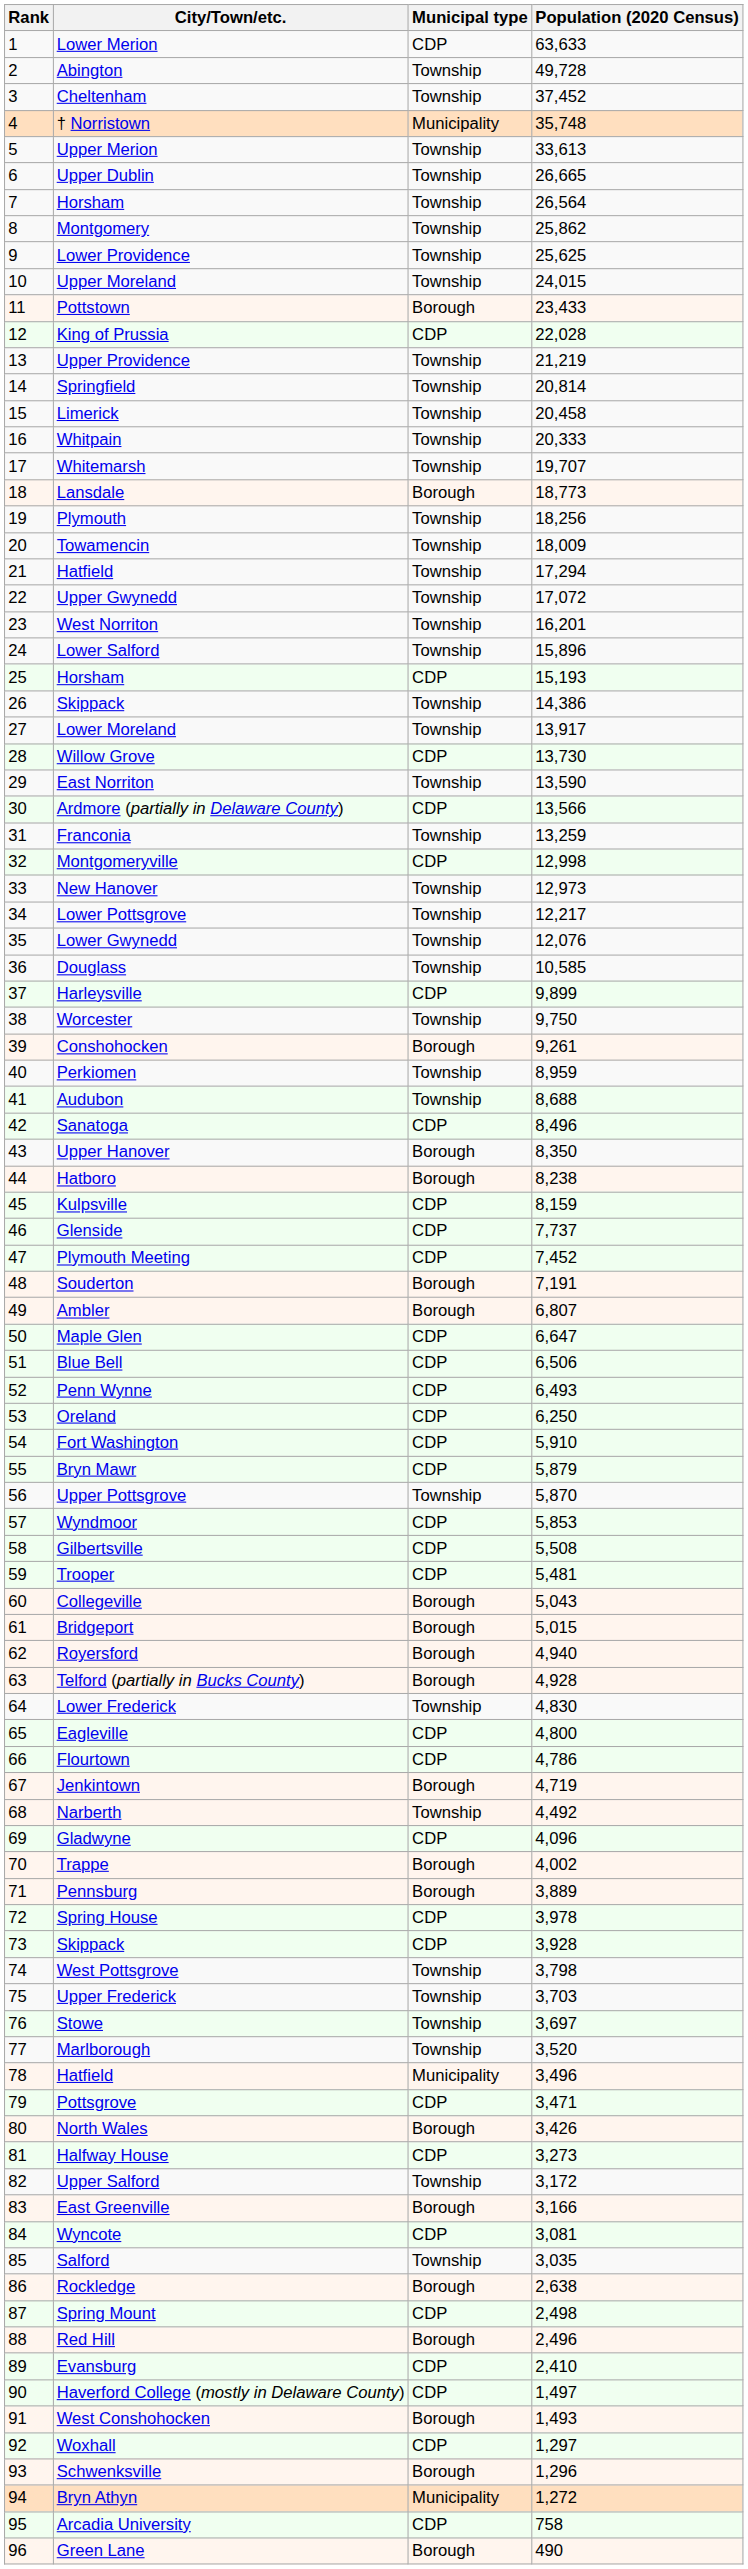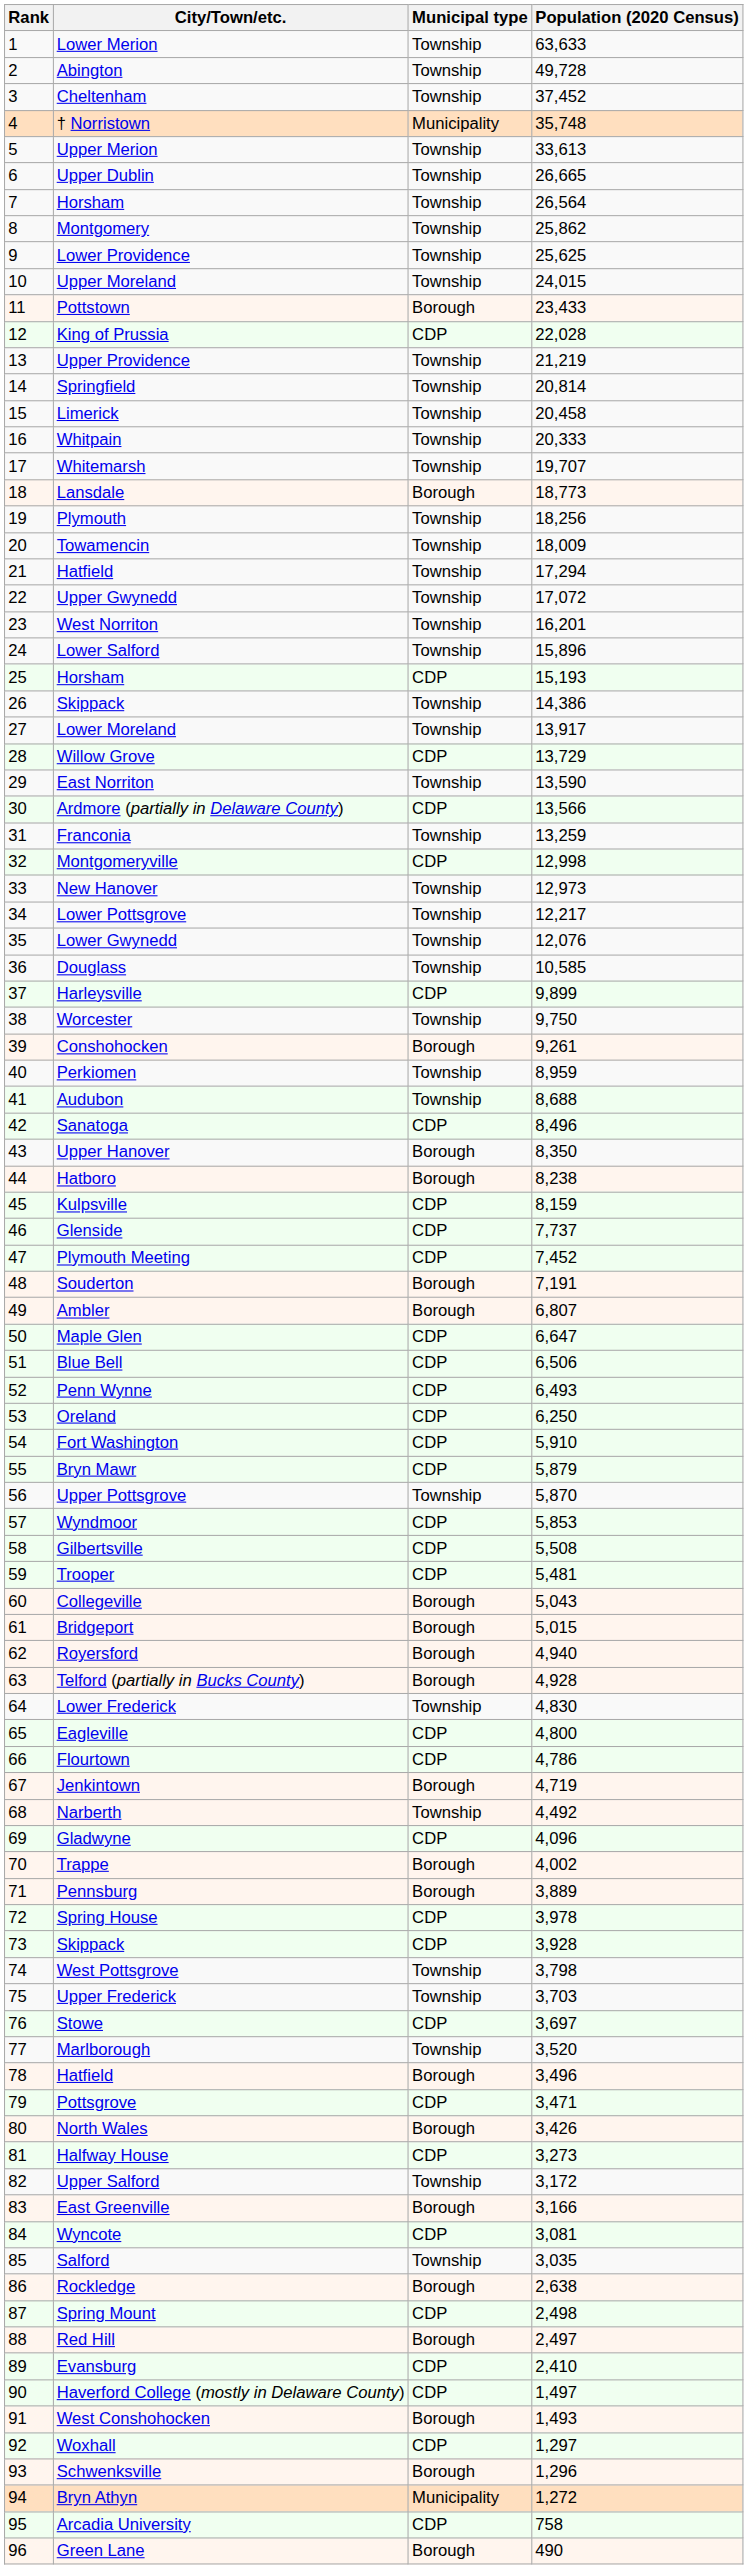(430, 44) CDP -> (447, 44) Township
(561, 756) 13,730 -> (561, 756) 13,729
(447, 2023) Township -> (430, 2023) CDP
(456, 2076) Municipality -> (444, 2076) Borough
(556, 2340) 2,496 -> (556, 2340) 2,497
